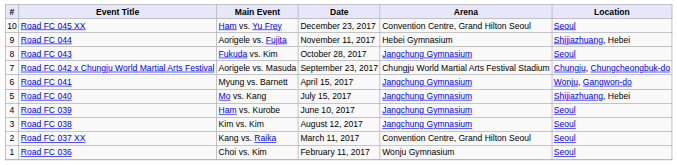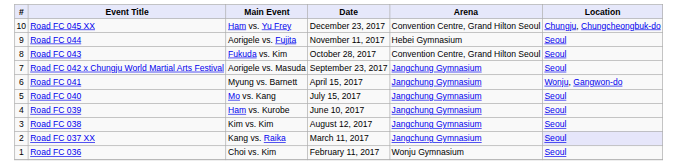(565, 25) Seoul -> (603, 25) Chungju, Chungcheongbuk-do
(592, 39) Shijiazhuang, Hebei -> (555, 39) Seoul
(427, 54) Jangchung Gymnasium -> (466, 54) Convention Centre, Grand Hilton Seoul
(466, 68) Chungju World Martial Arts Festival Stadium -> (437, 68) Jangchung Gymnasium
(612, 68) Chungju, Chungcheongbuk-do -> (555, 68) Seoul
(592, 96) Shijiazhuang, Hebei -> (555, 96) Seoul
(457, 138) Convention Centre, Grand Hilton Seoul -> (437, 138) Jangchung Gymnasium
(565, 138) no background -> (555, 138) lavender background
